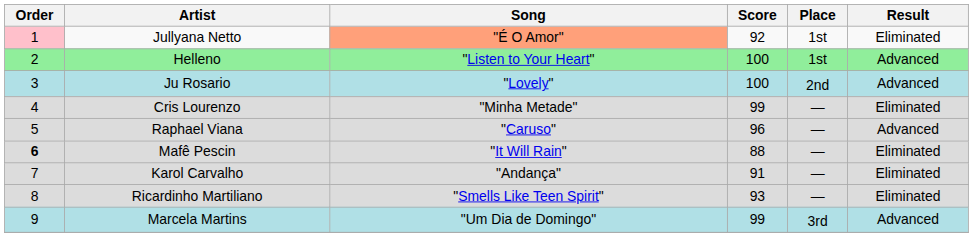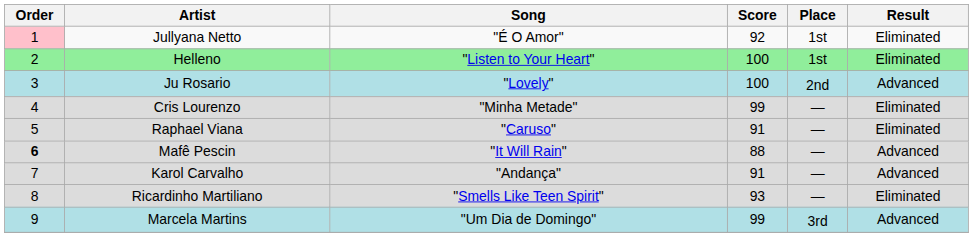(528, 37) lightsalmon background -> (528, 37) no background
(908, 59) Advanced -> (908, 59) Eliminated
(757, 129) 96 -> (757, 129) 91
(908, 129) Advanced -> (908, 129) Eliminated
(908, 151) Eliminated -> (908, 151) Advanced
(908, 173) Eliminated -> (908, 173) Advanced
